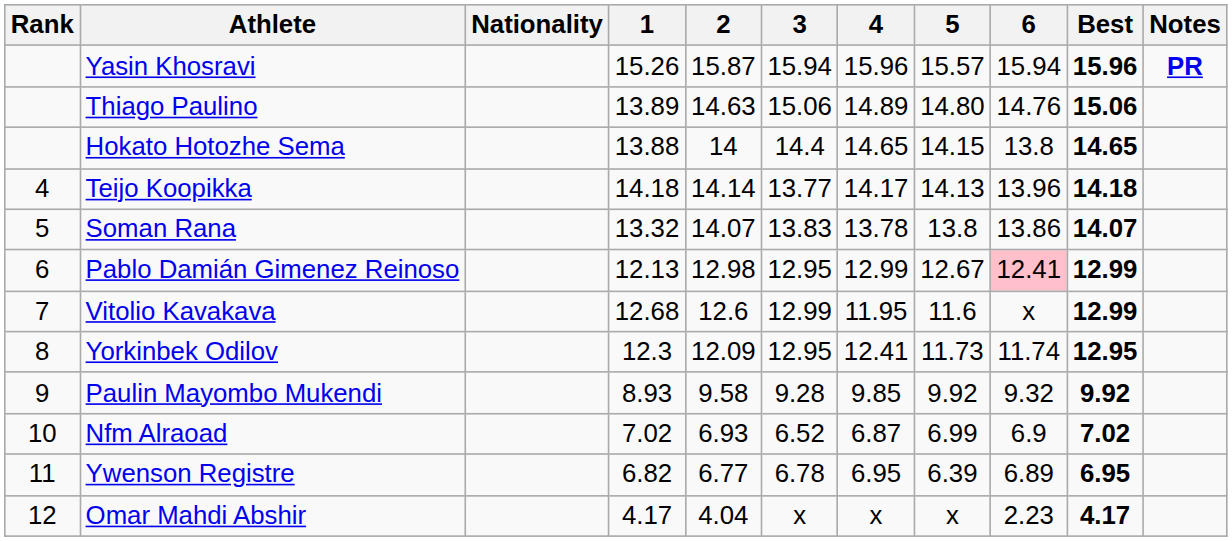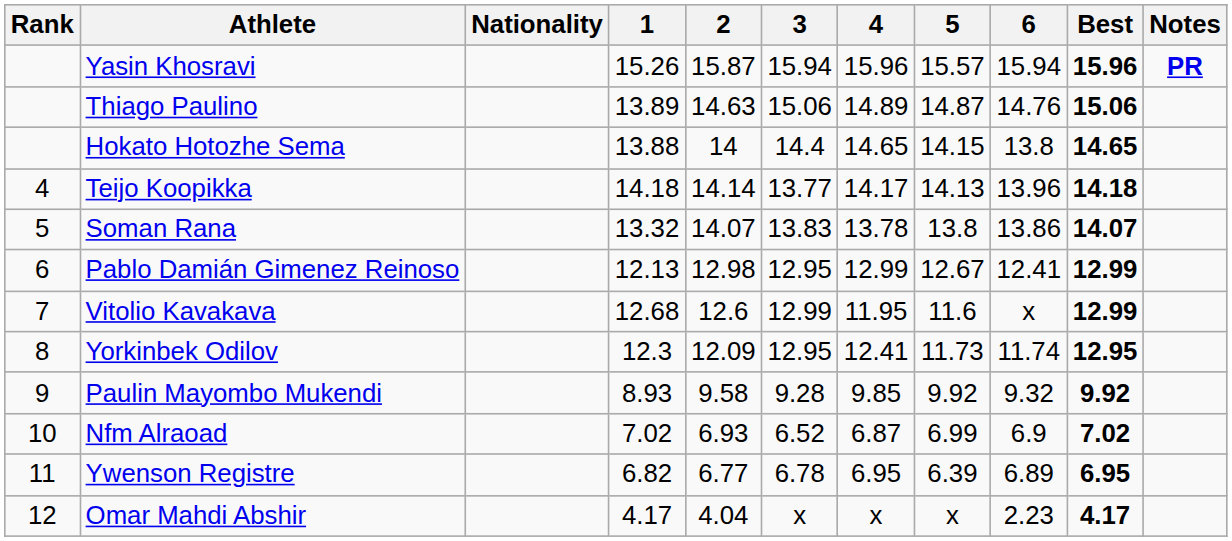(952, 106) 14.80 -> (952, 106) 14.87
(1029, 270) pink background -> (1029, 270) no background
